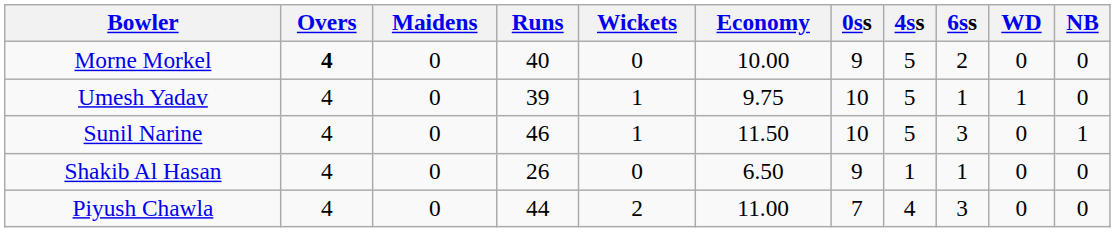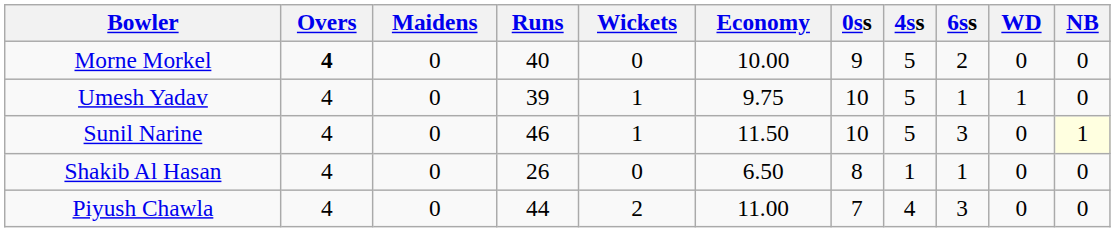(1082, 134) no background -> (1082, 134) lightyellow background
(857, 171) 9 -> (857, 171) 8
